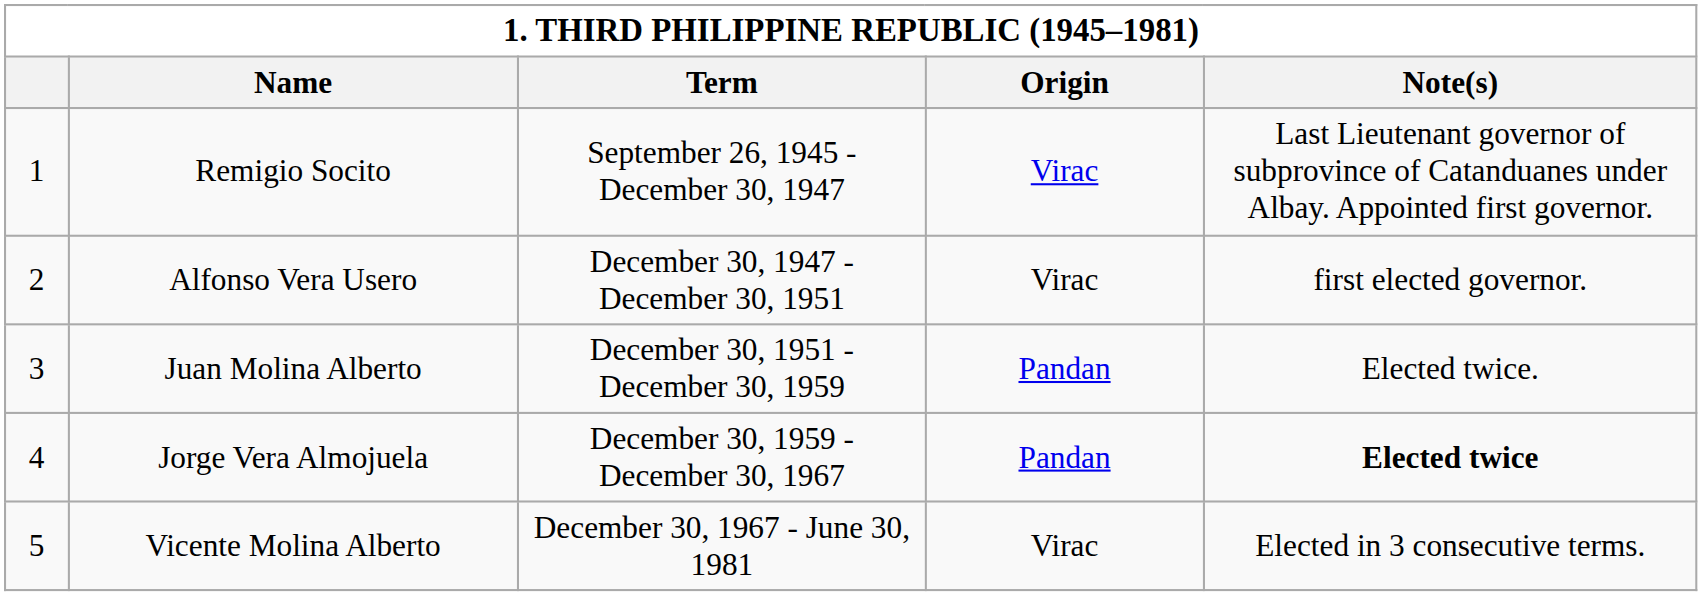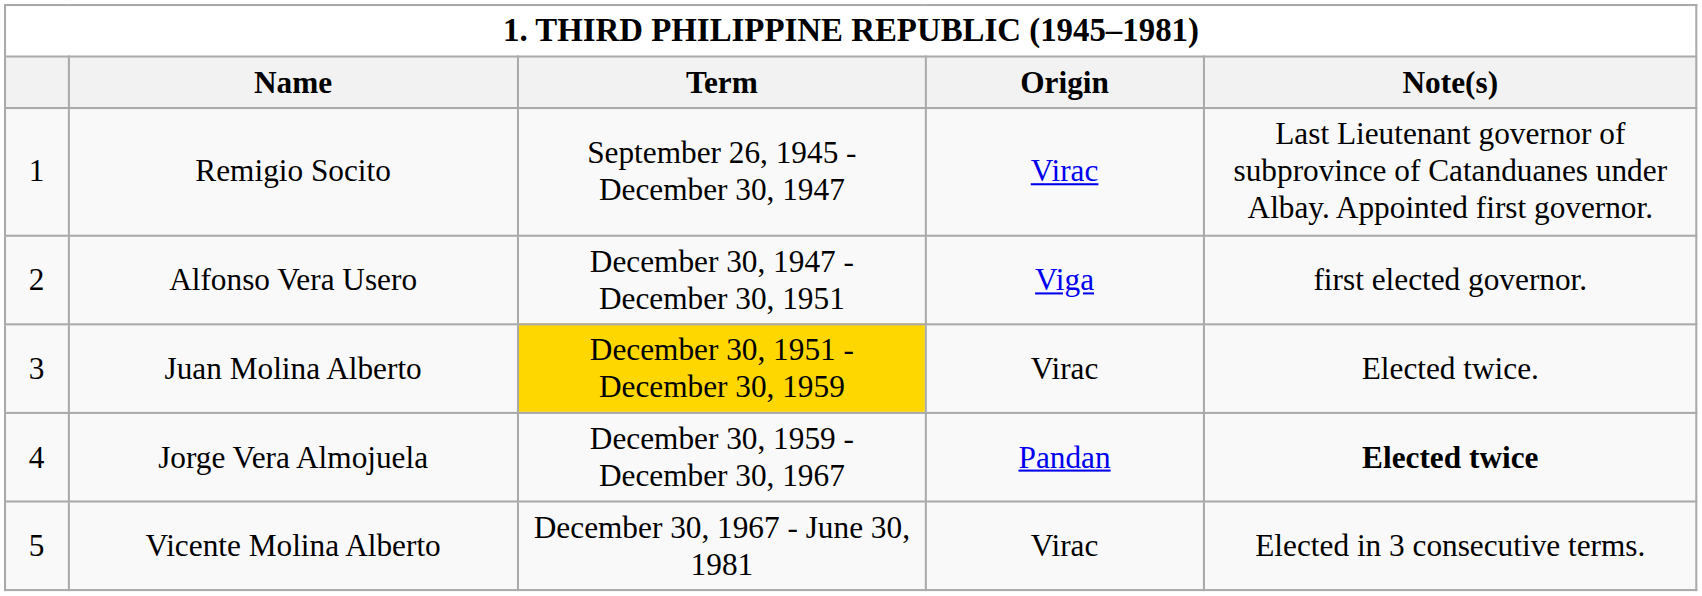(1065, 278) Virac -> (1065, 278) Viga
(722, 367) no background -> (722, 367) gold background
(1065, 367) Pandan -> (1065, 367) Virac
